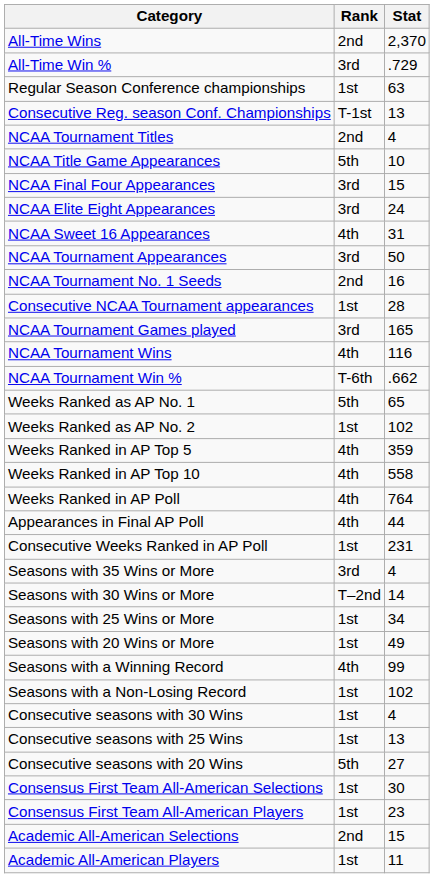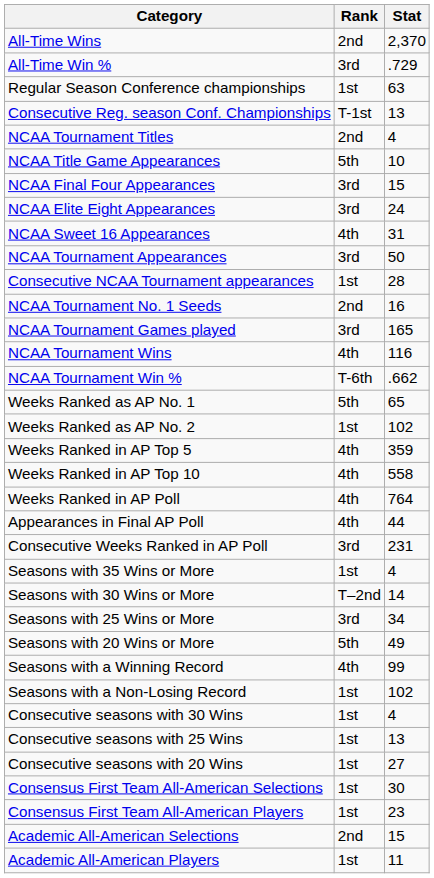rows swapped: (161, 305) <-> (115, 281)
(348, 546) 1st -> (349, 546) 3rd
(349, 570) 3rd -> (348, 570) 1st
(348, 619) 1st -> (349, 619) 3rd
(348, 643) 1st -> (348, 643) 5th
(348, 763) 5th -> (348, 763) 1st
